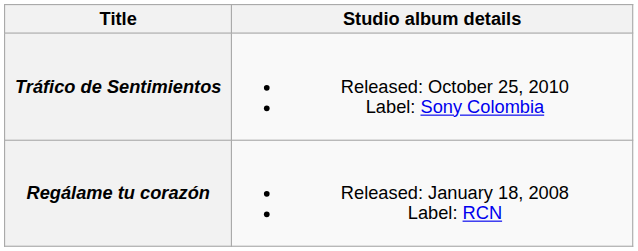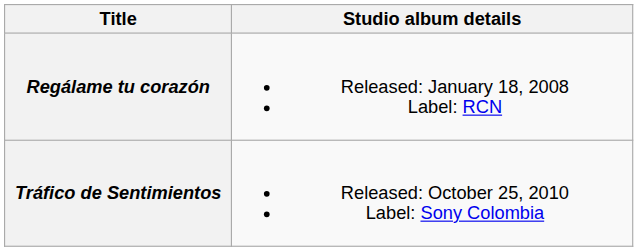rows swapped: (118, 193) <-> (118, 86)
